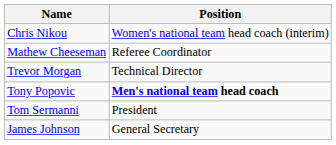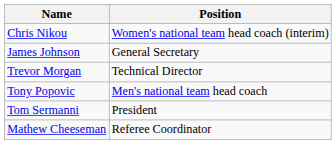rows swapped: (43, 129) <-> (57, 52)
(195, 91) bold -> (189, 91) normal
